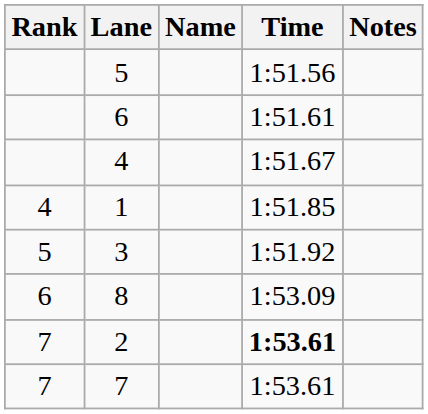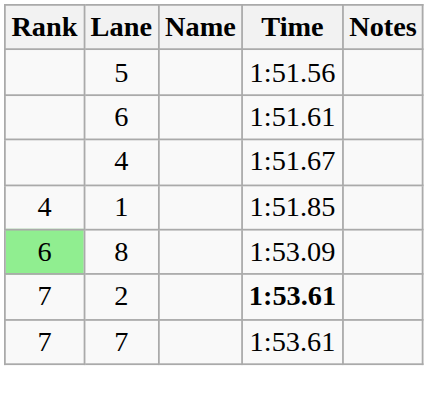- row: (121, 251)
(44, 296) no background -> (44, 251) lightgreen background
